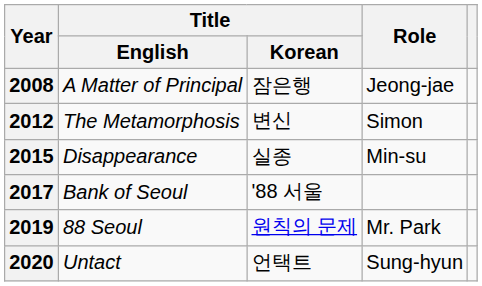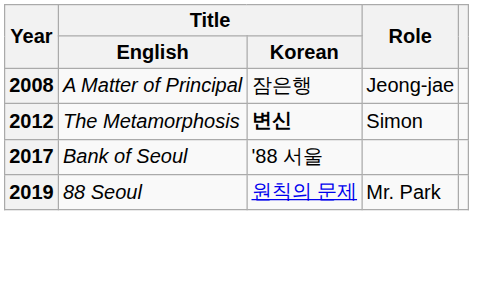(272, 120) normal -> (272, 120) bold
- row: (31, 156)
- row: (31, 263)
